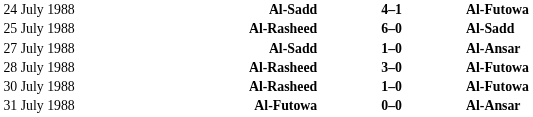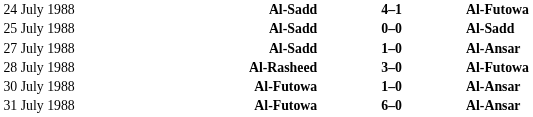(283, 29) Al-Rasheed -> (293, 29) Al-Sadd
(392, 29) 6–0 -> (392, 29) 0–0
(283, 86) Al-Rasheed -> (286, 86) Al-Futowa
(497, 86) Al-Futowa -> (493, 86) Al-Ansar
(392, 105) 0–0 -> (392, 105) 6–0
